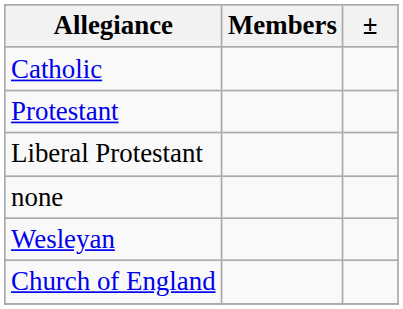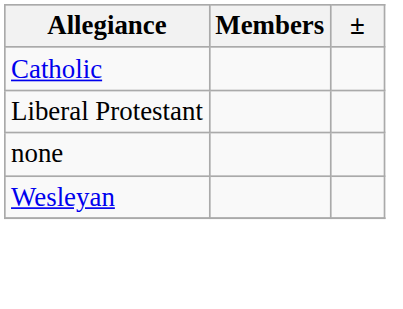- row: (65, 111)
- row: (113, 281)
